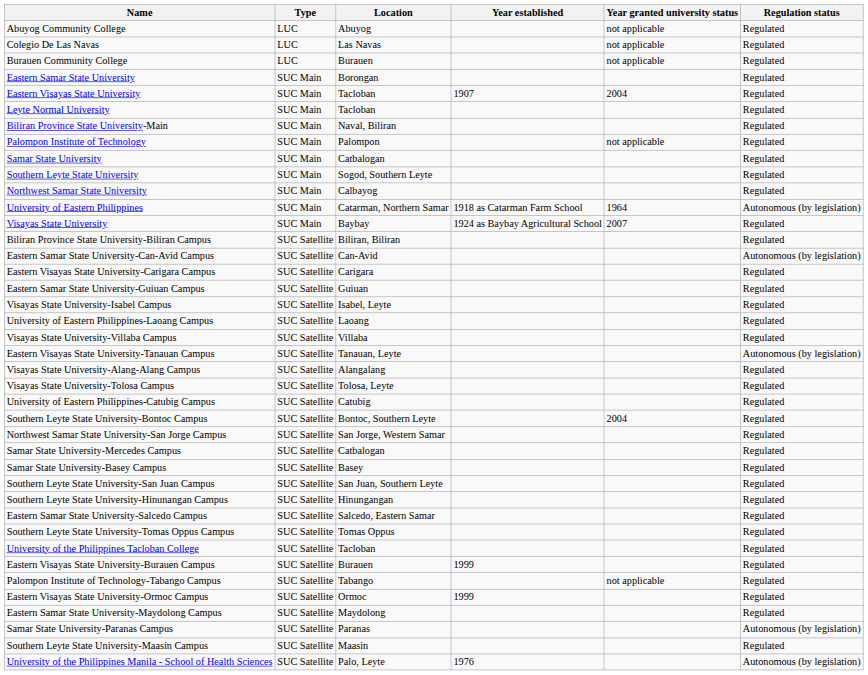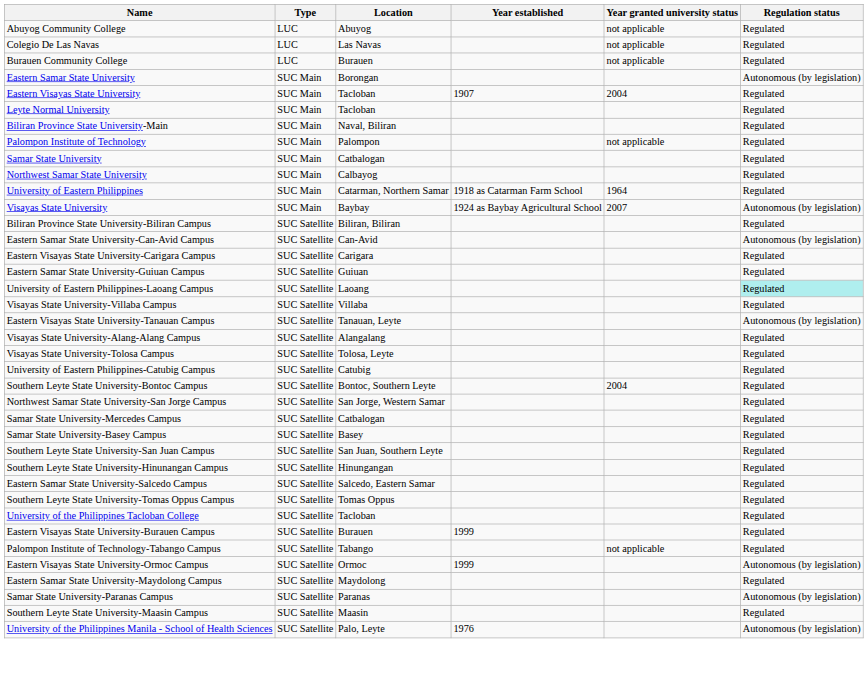(764, 77) Regulated -> (802, 77) Autonomous (by legislation)
- row: (73, 175)
(802, 207) Autonomous (by legislation) -> (764, 191) Regulated
(764, 223) Regulated -> (802, 207) Autonomous (by legislation)
- row: (89, 304)
(764, 321) no background -> (764, 288) paleturquoise background
(764, 597) Regulated -> (802, 564) Autonomous (by legislation)
